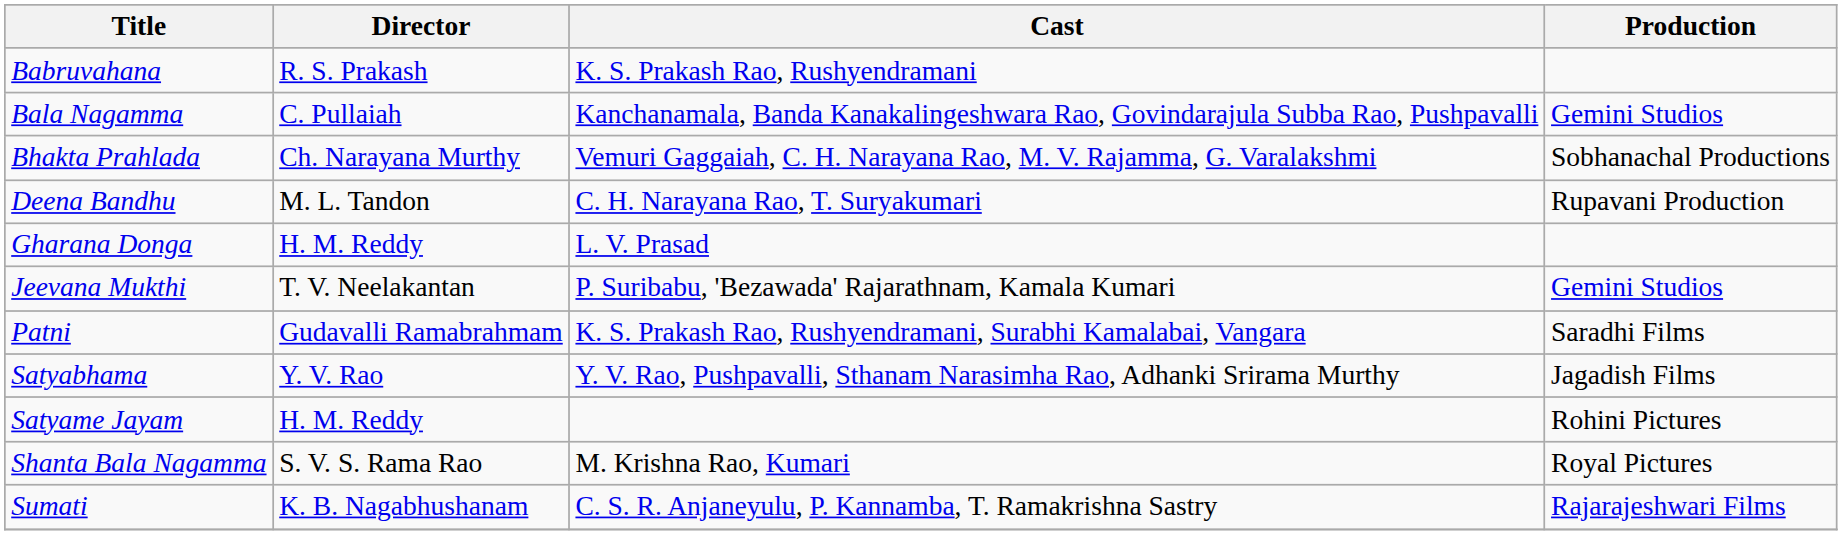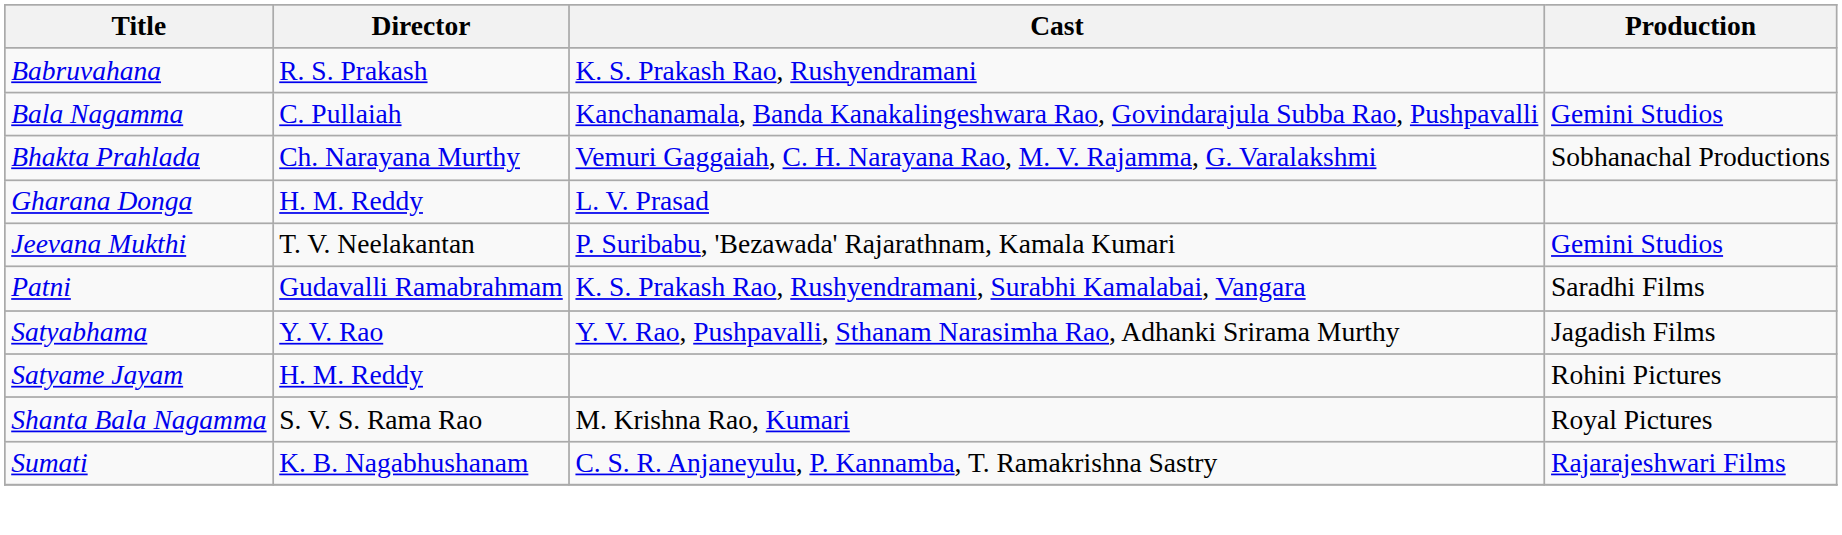- row: (93, 200)
